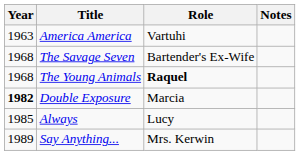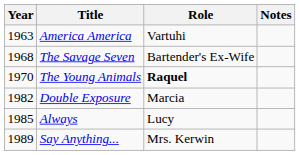(21, 77) 1968 -> (21, 77) 1970
(21, 98) bold -> (21, 98) normal
